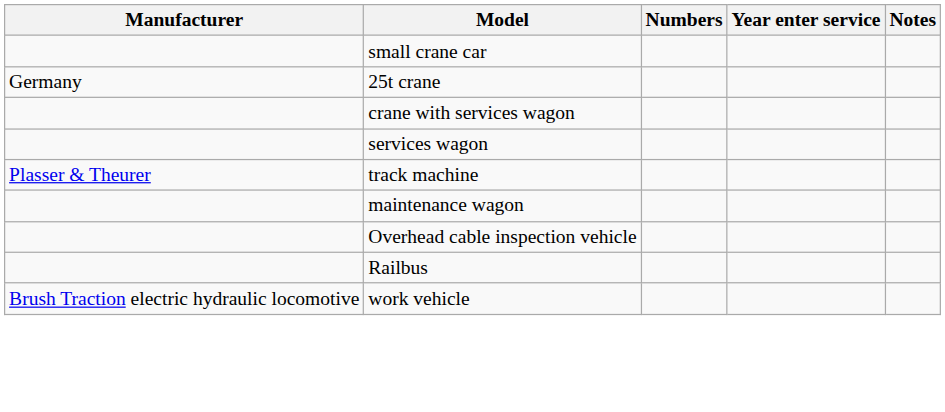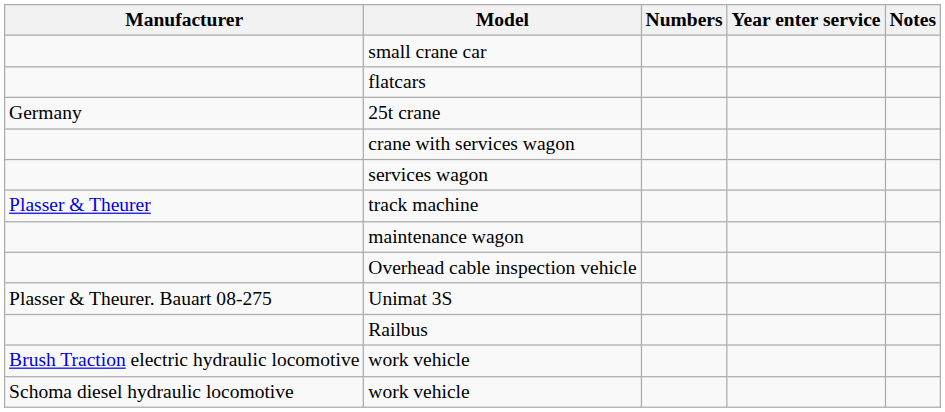+ row: (184, 82)
+ row: (140, 298)
+ row: (151, 391)
